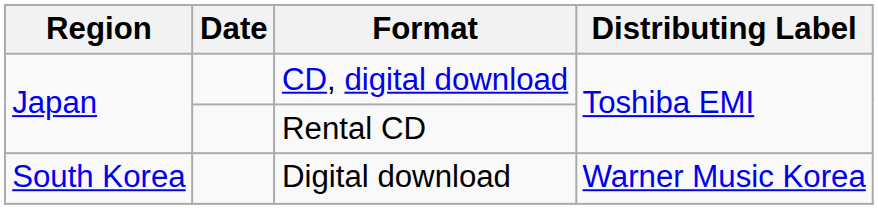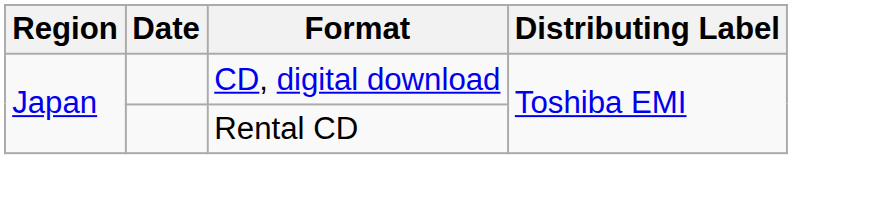- row: (396, 177)
